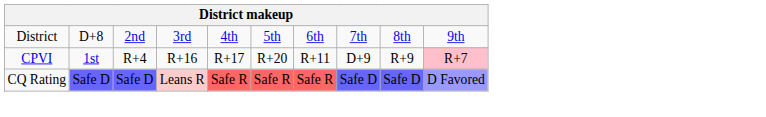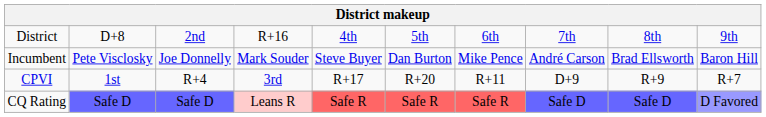(182, 36) 3rd -> (273, 36) R+16
+ row: (37, 58)
(182, 58) R+16 -> (273, 79) 3rd
(456, 58) pink background -> (729, 79) no background
